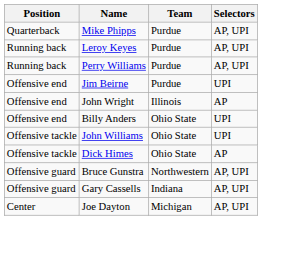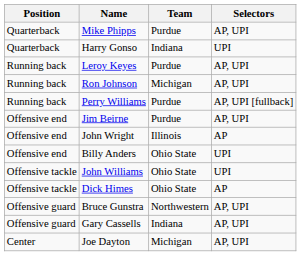+ row: (109, 48)
+ row: (109, 83)
(231, 66) AP, UPI -> (254, 101) AP, UPI [fullback]
(222, 83) UPI -> (231, 119) AP, UPI
